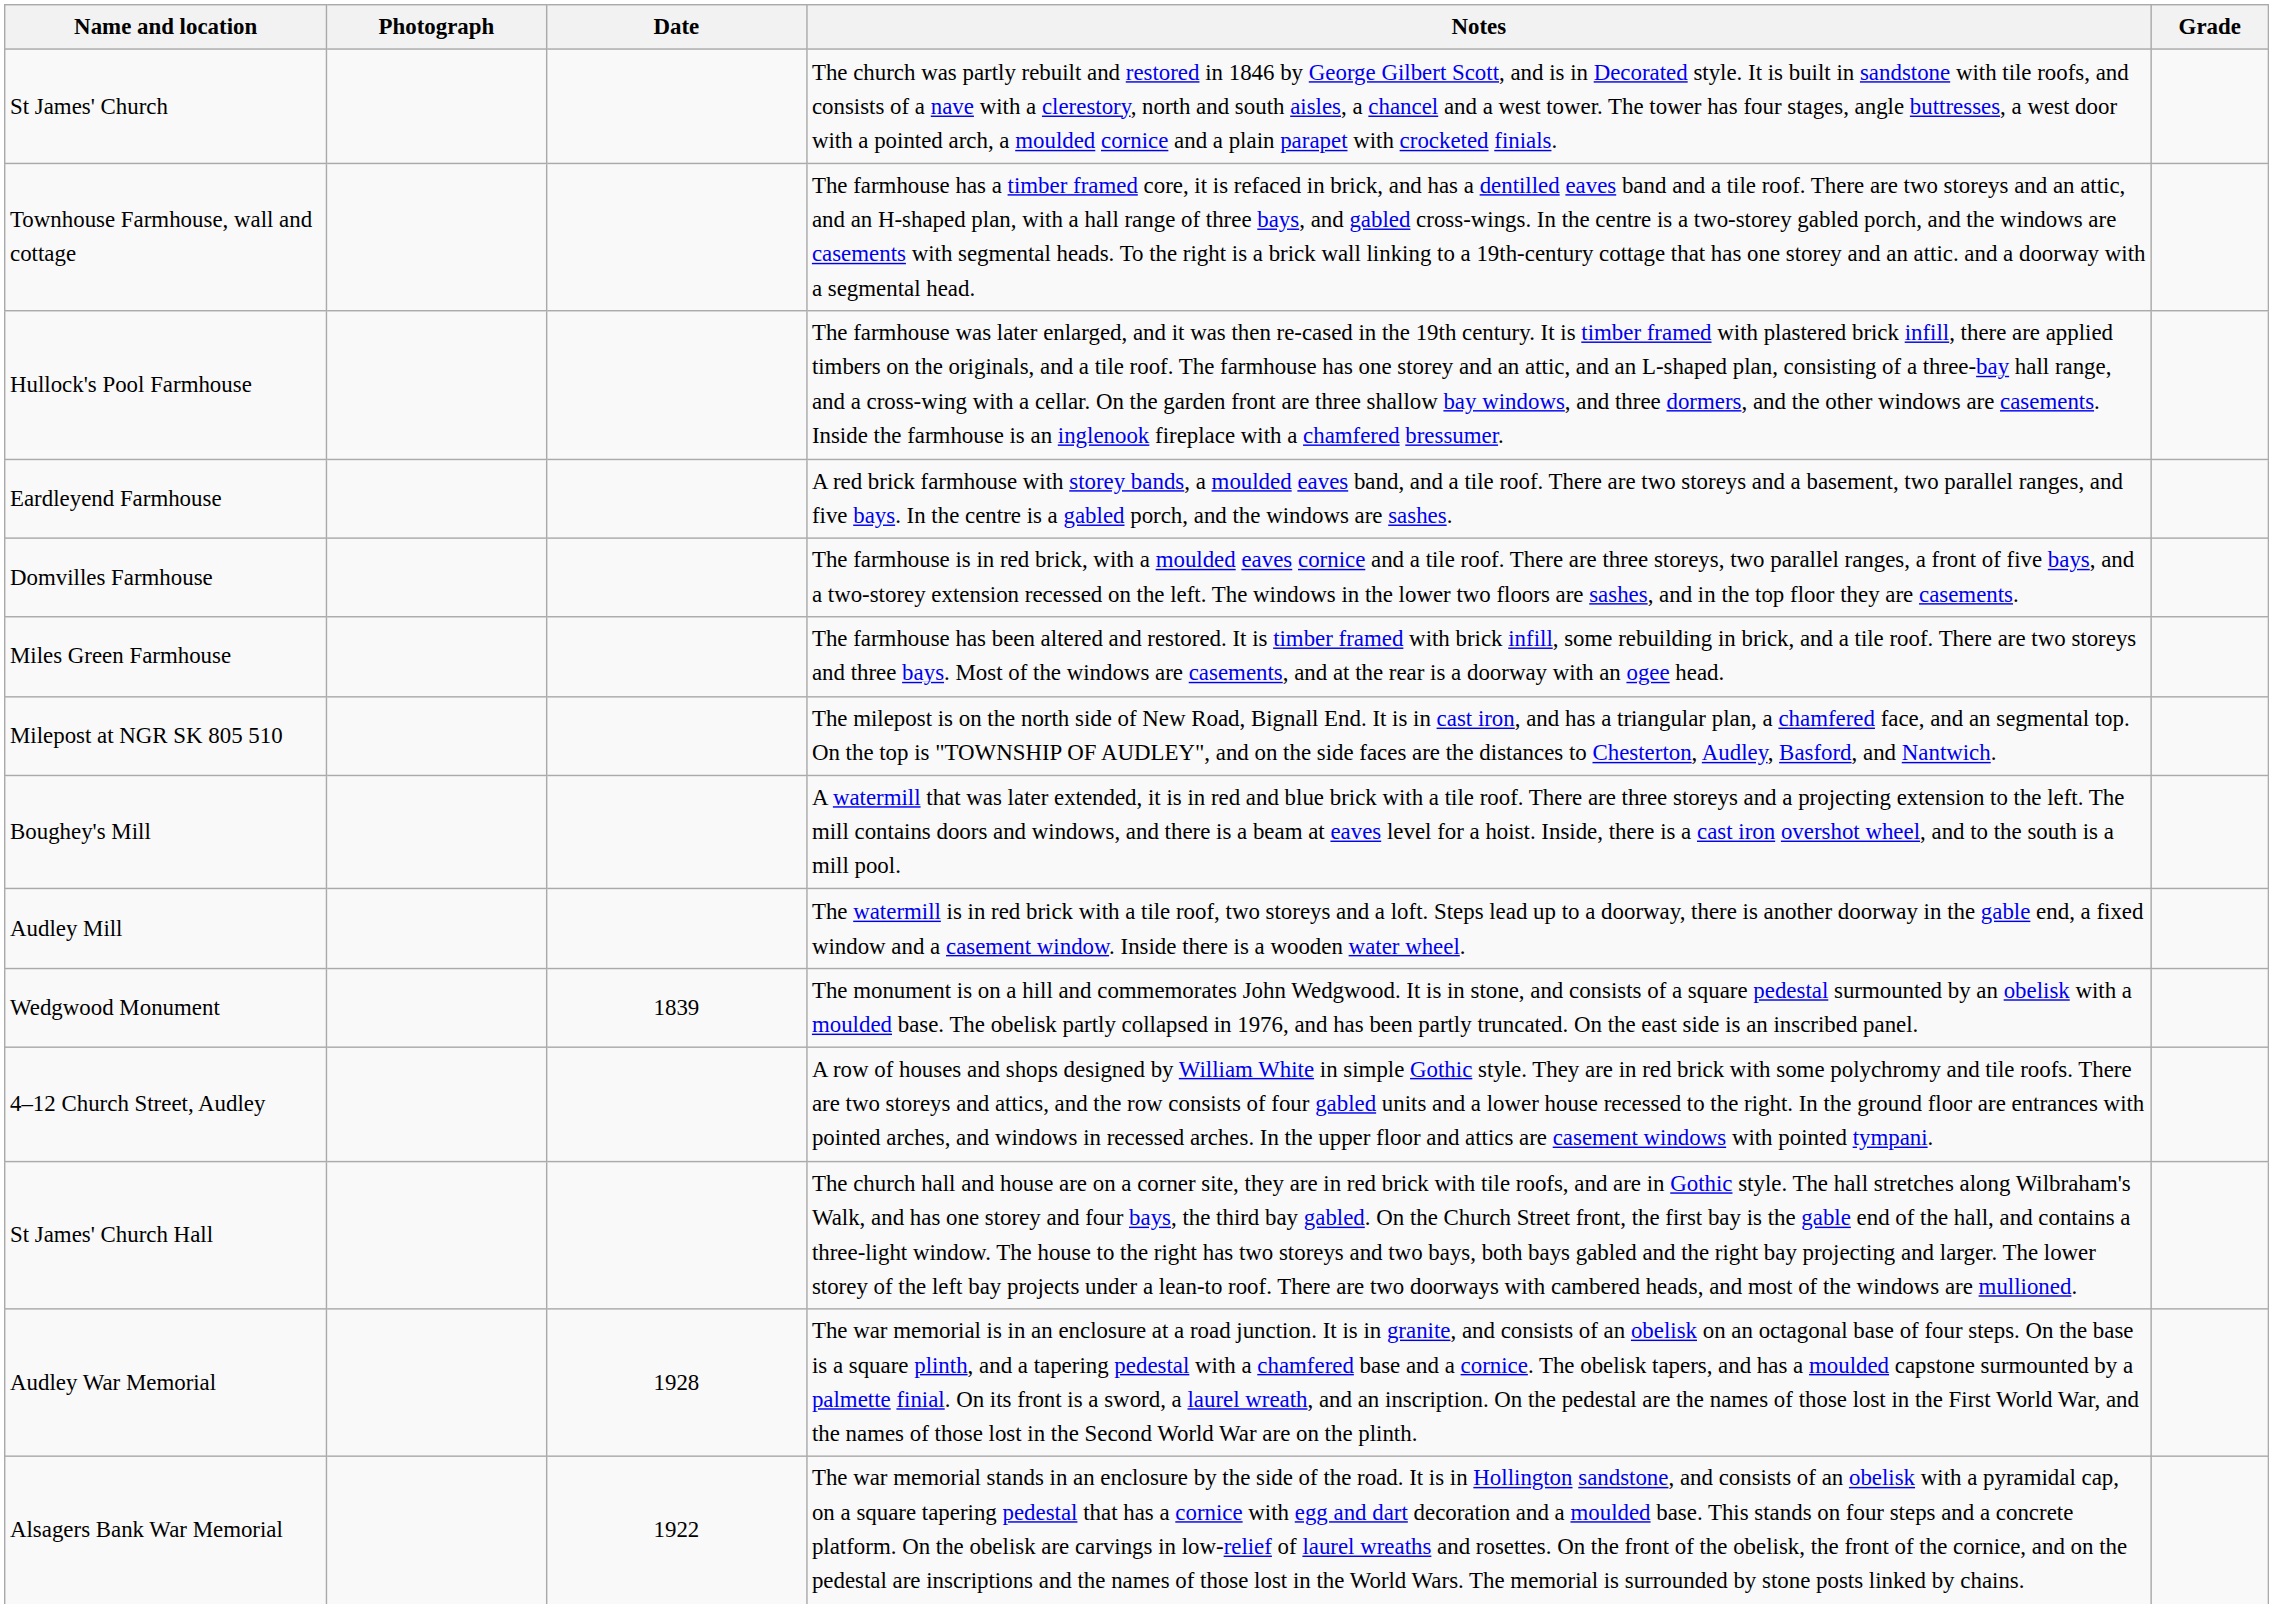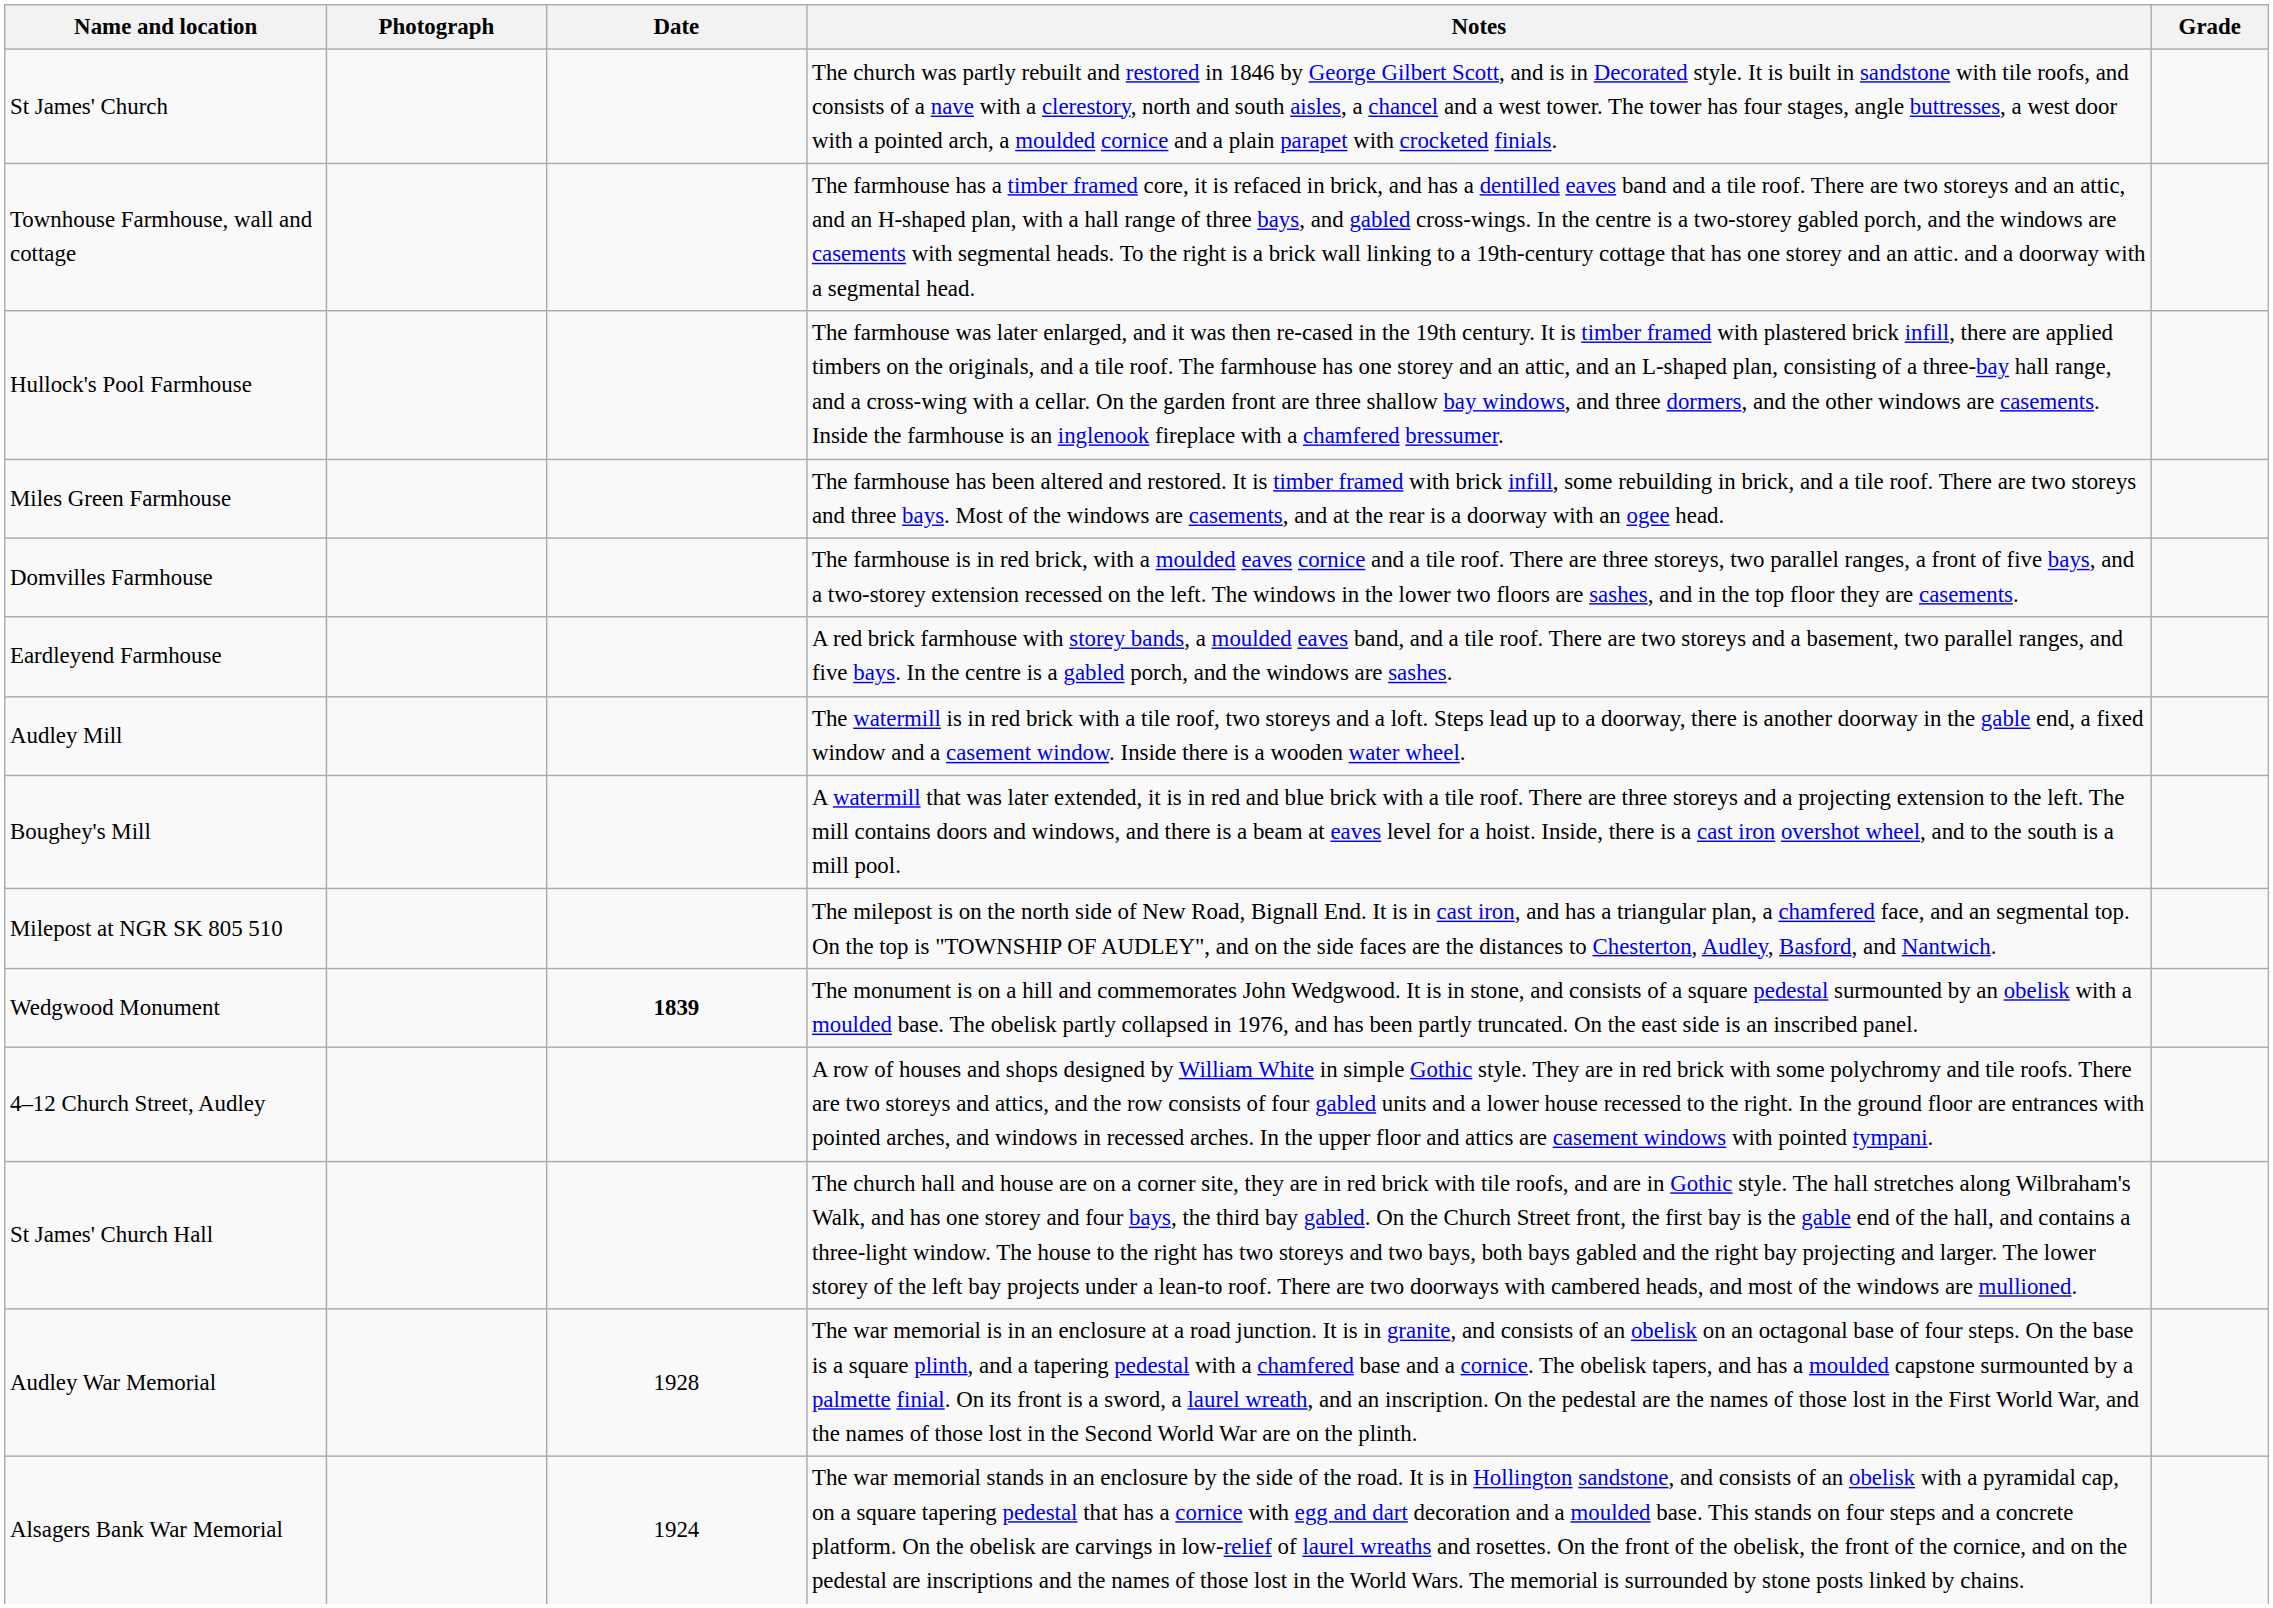rows swapped: (121, 656) <-> (116, 498)
rows swapped: (66, 928) <-> (146, 735)
(676, 1007) normal -> (676, 1007) bold
(676, 1530) 1922 -> (676, 1530) 1924
